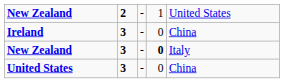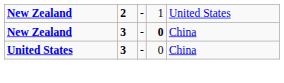- row: (25, 31)
(179, 50) Italy -> (183, 31) China
